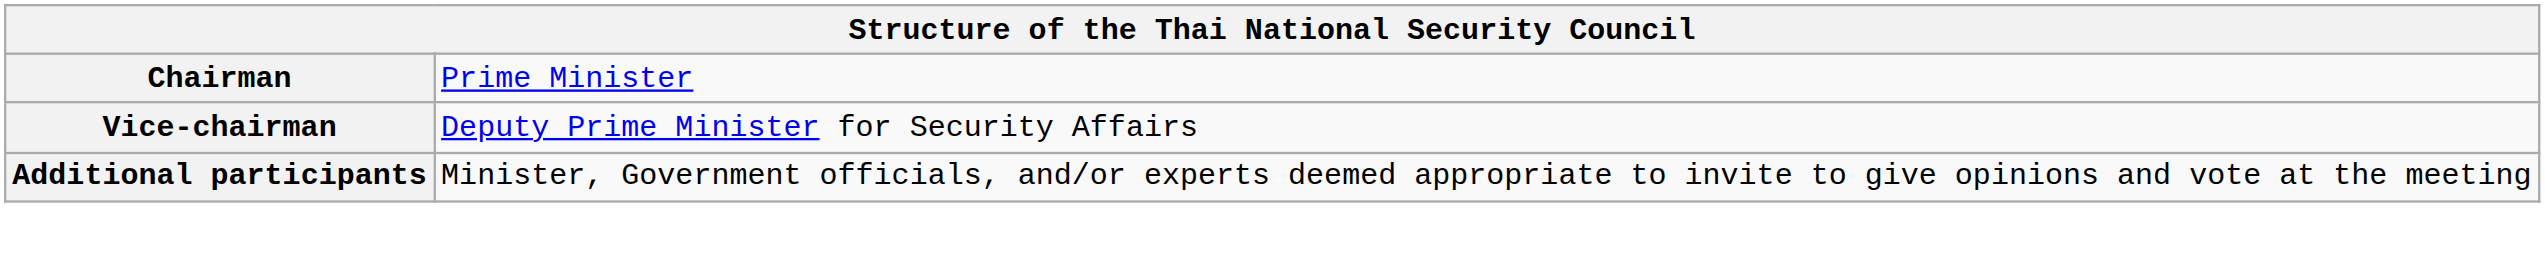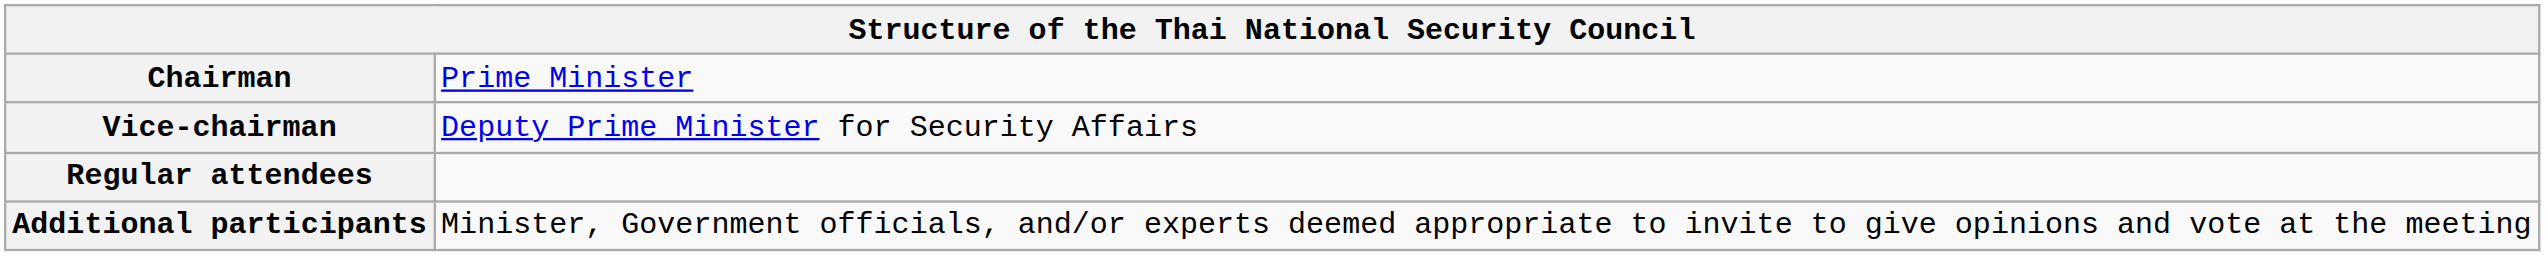+ row: (220, 176)
